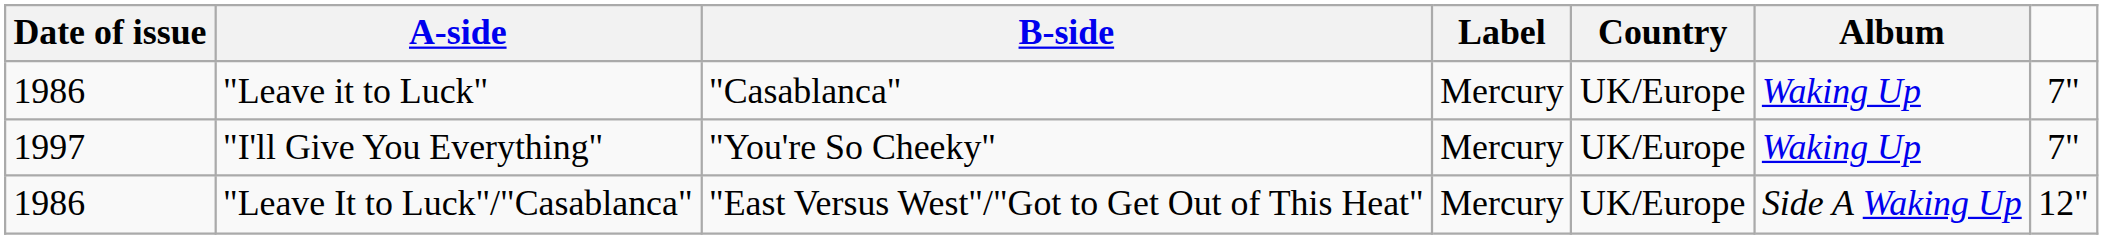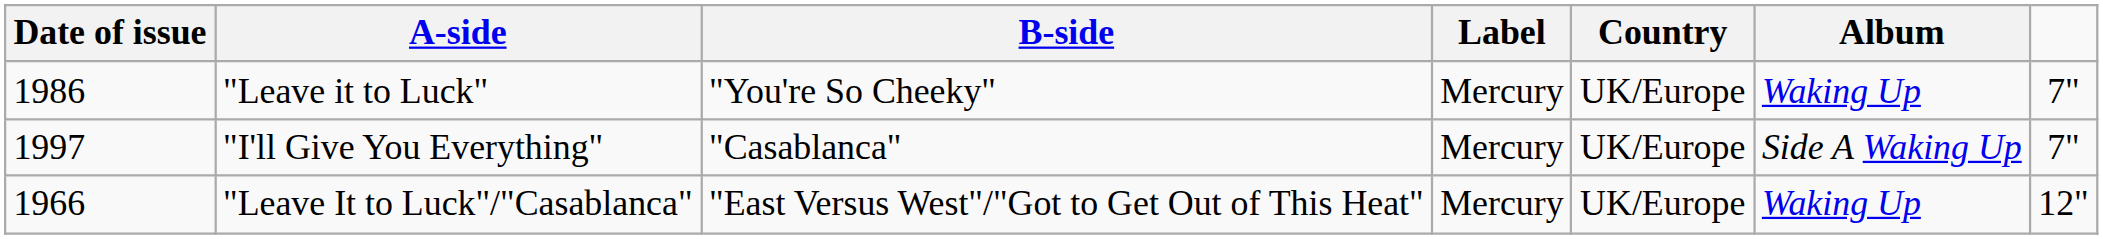(805, 89) "Casablanca" -> (853, 89) "You're So Cheeky"
(853, 146) "You're So Cheeky" -> (805, 146) "Casablanca"
(1841, 146) Waking Up -> (1892, 146) Side A Waking Up
(49, 203) 1986 -> (49, 203) 1966
(1892, 203) Side A Waking Up -> (1841, 203) Waking Up
